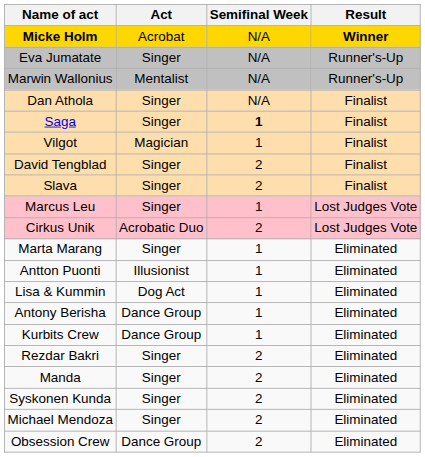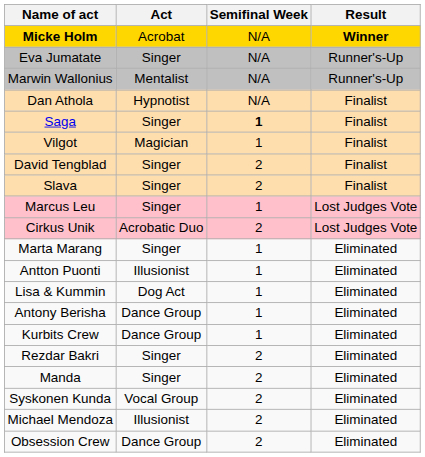(161, 100) Singer -> (161, 100) Hypnotist
(161, 398) Singer -> (161, 398) Vocal Group
(161, 420) Singer -> (161, 420) Illusionist
